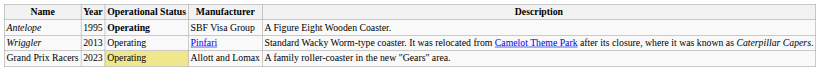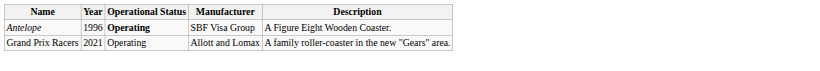(93, 27) 1995 -> (93, 27) 1996
- row: (24, 43)
(93, 58) 2023 -> (93, 43) 2021
(127, 58) khaki background -> (127, 43) no background
